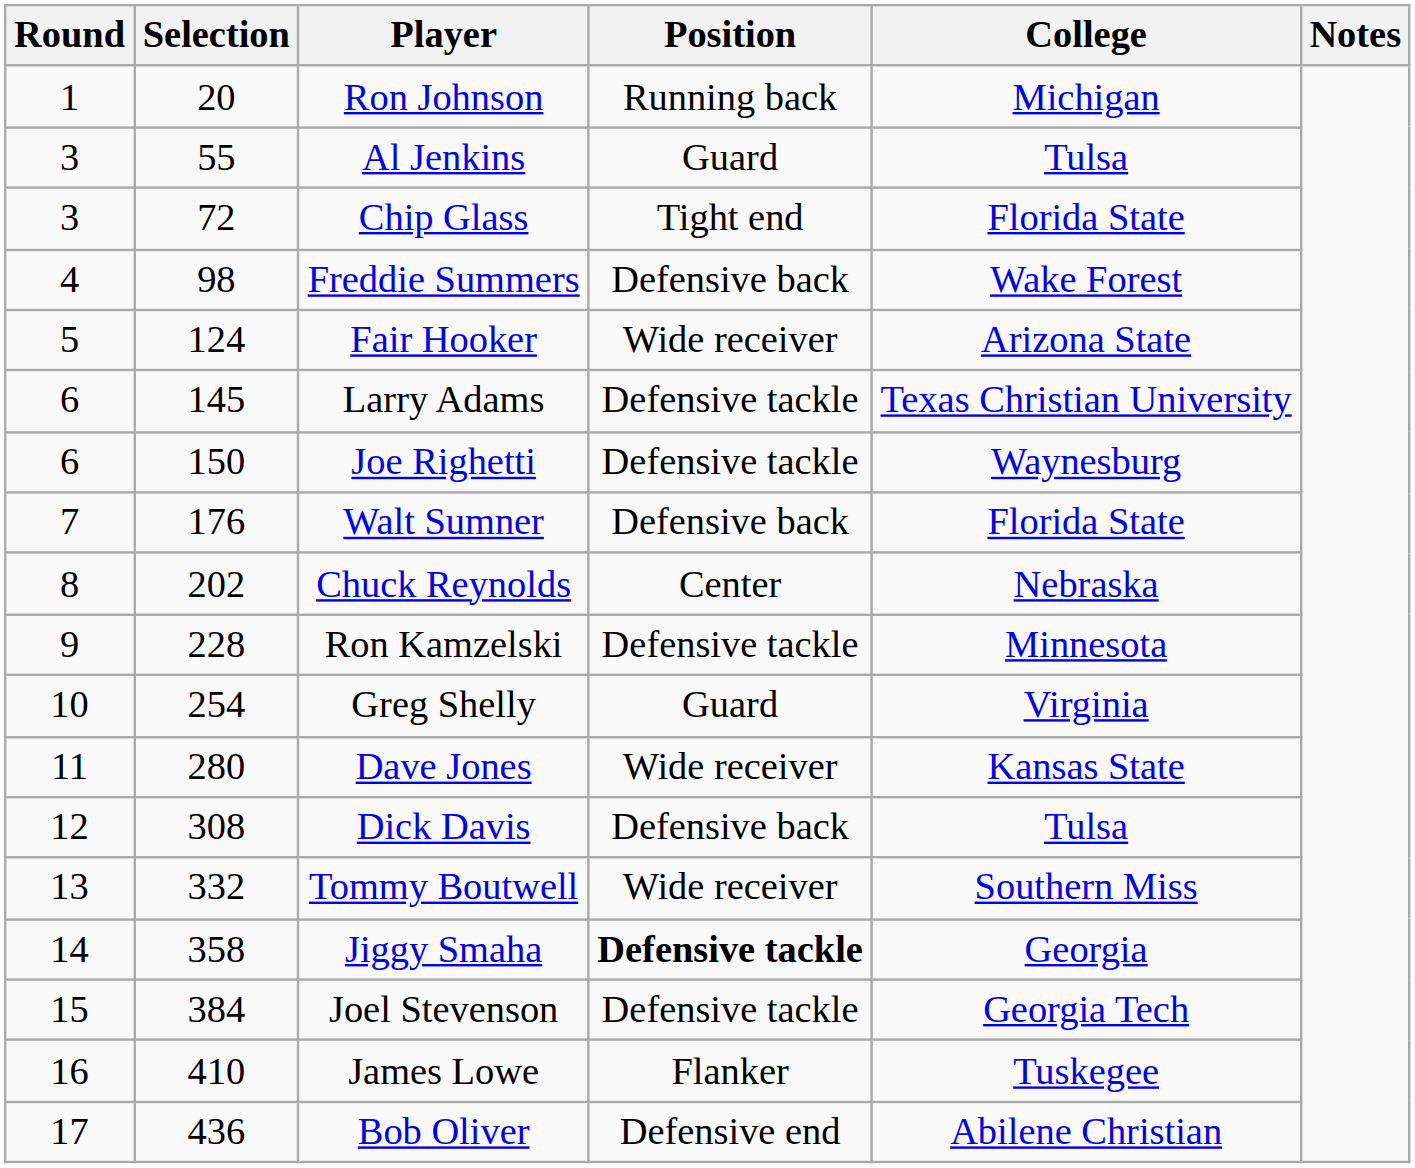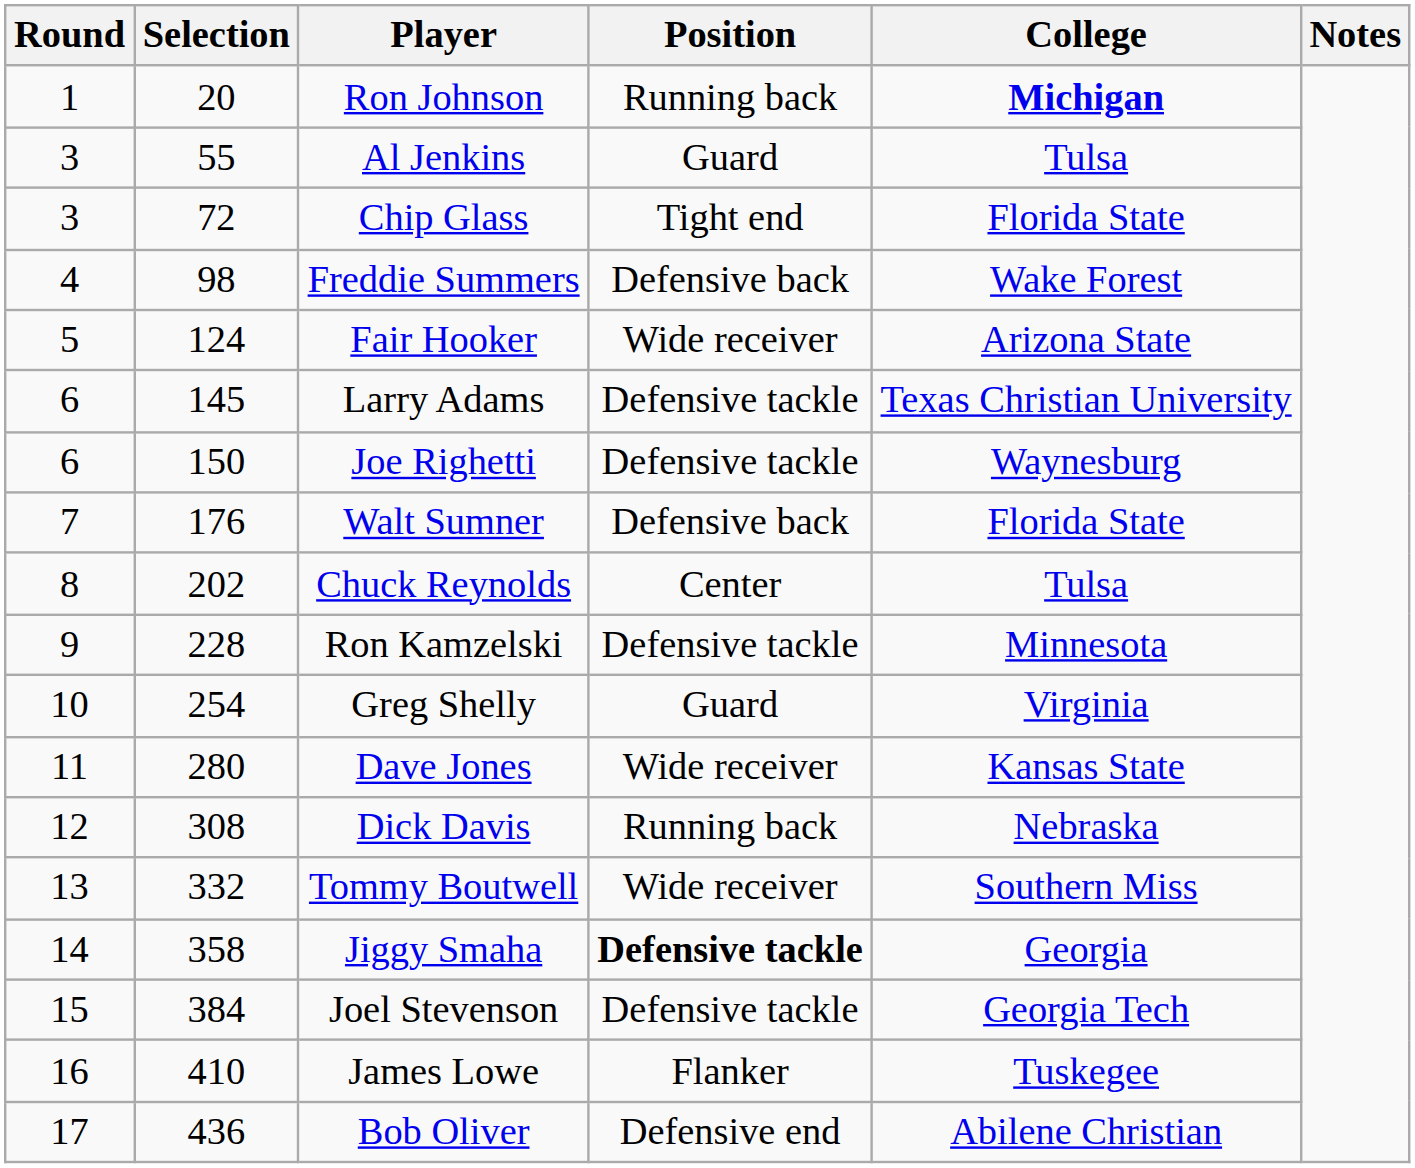(1086, 95) normal -> (1086, 95) bold
(1086, 583) Nebraska -> (1086, 583) Tulsa
(730, 826) Defensive back -> (730, 826) Running back
(1086, 826) Tulsa -> (1086, 826) Nebraska
